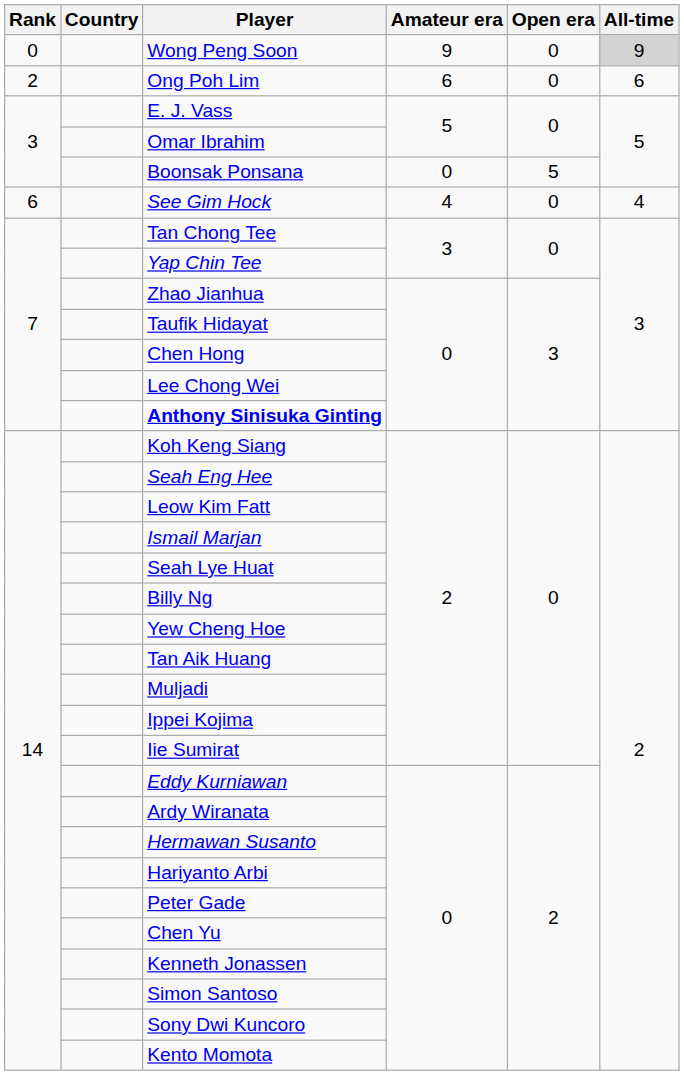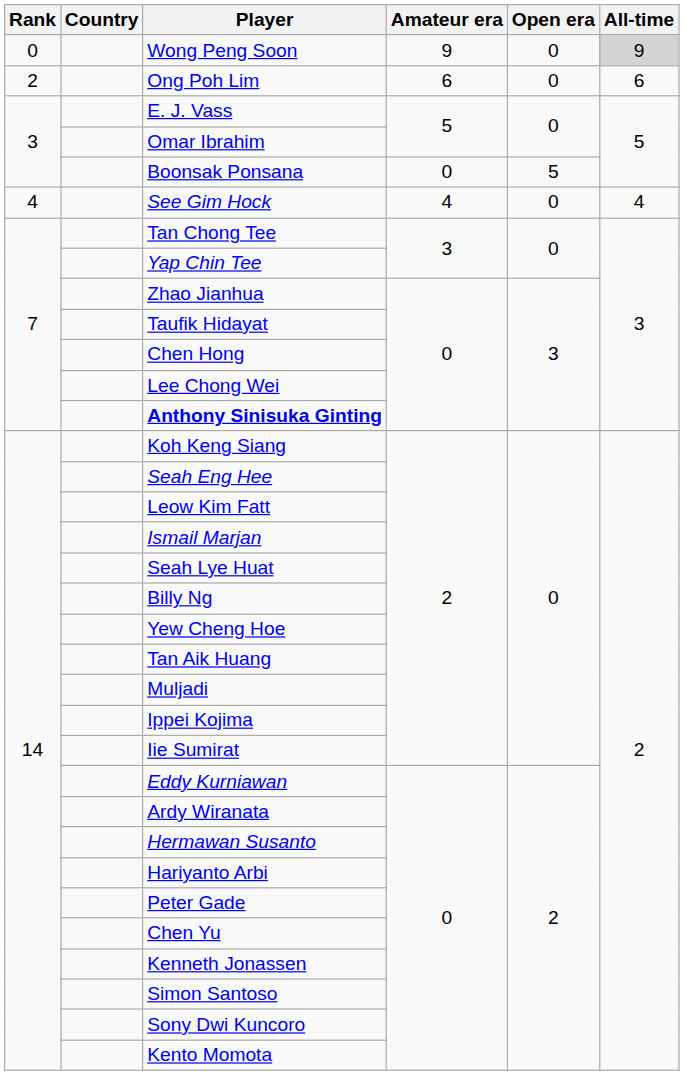(32, 202) 6 -> (32, 202) 4
